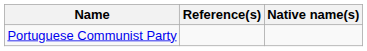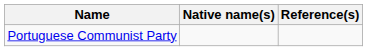columns swapped: (313, 14) <-> (222, 14)
